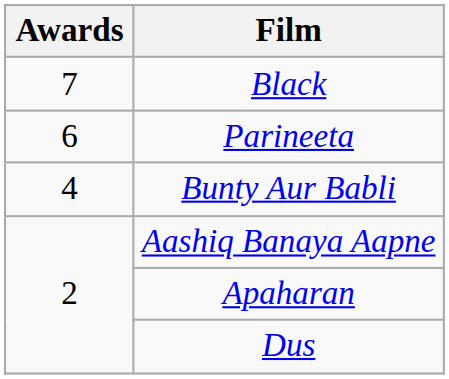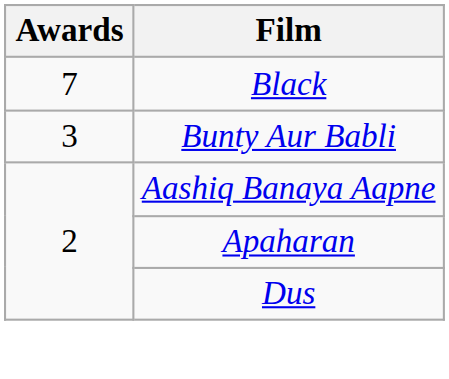- row: (289, 135)
(70, 188) 4 -> (70, 135) 3
